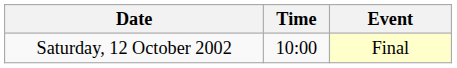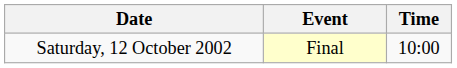columns swapped: (296, 18) <-> (390, 18)
